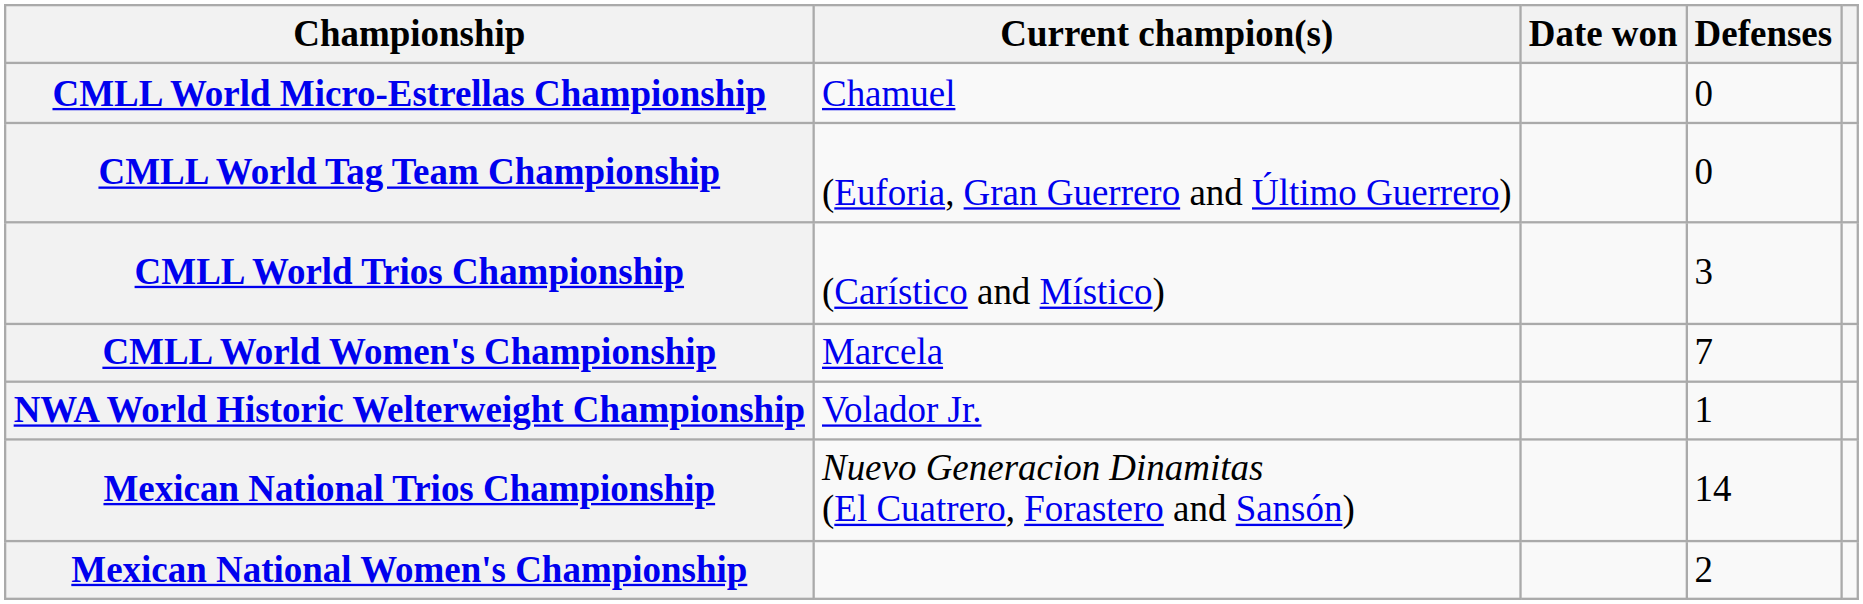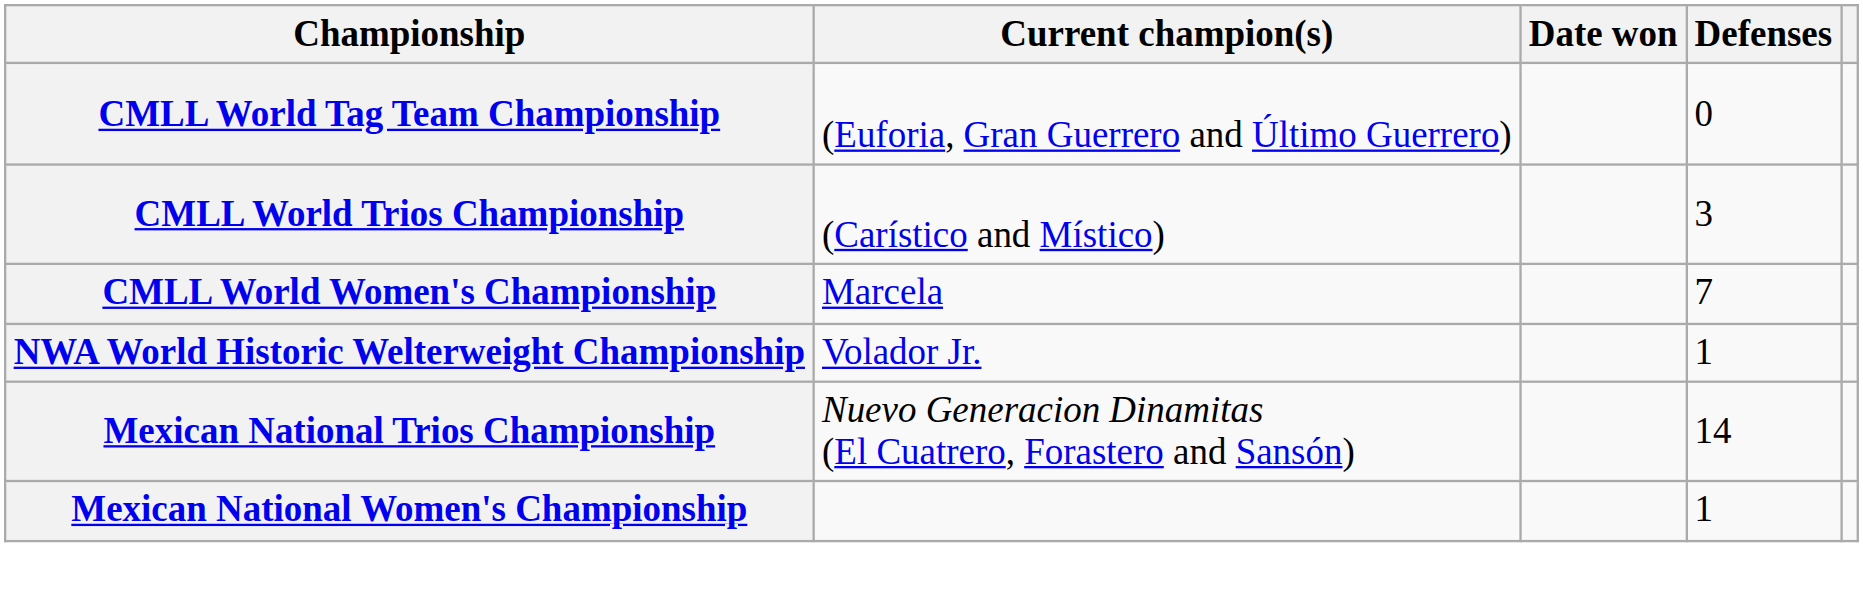- row: (409, 92)
(1704, 568) 2 -> (1704, 510) 1
